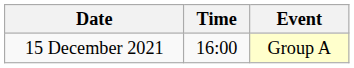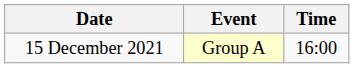columns swapped: (217, 18) <-> (299, 18)
